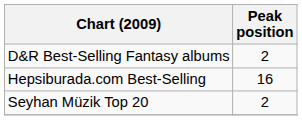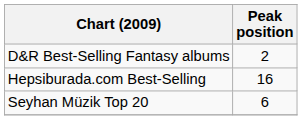(265, 102) 2 -> (265, 102) 6
